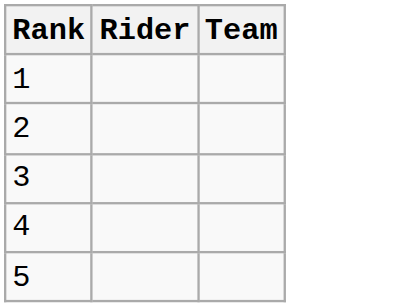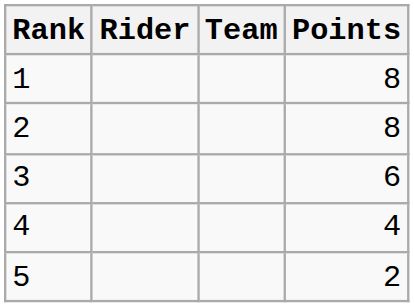+ column: (347, 30)
